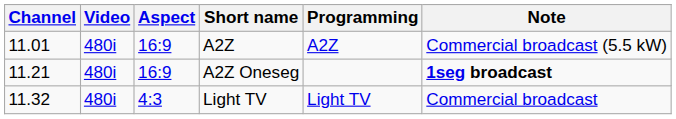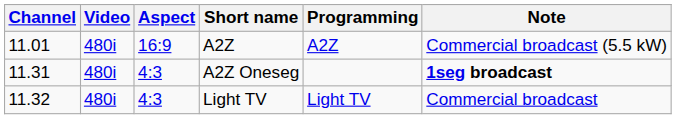(29, 72) 11.21 -> (29, 72) 11.31
(155, 72) 16:9 -> (150, 72) 4:3
